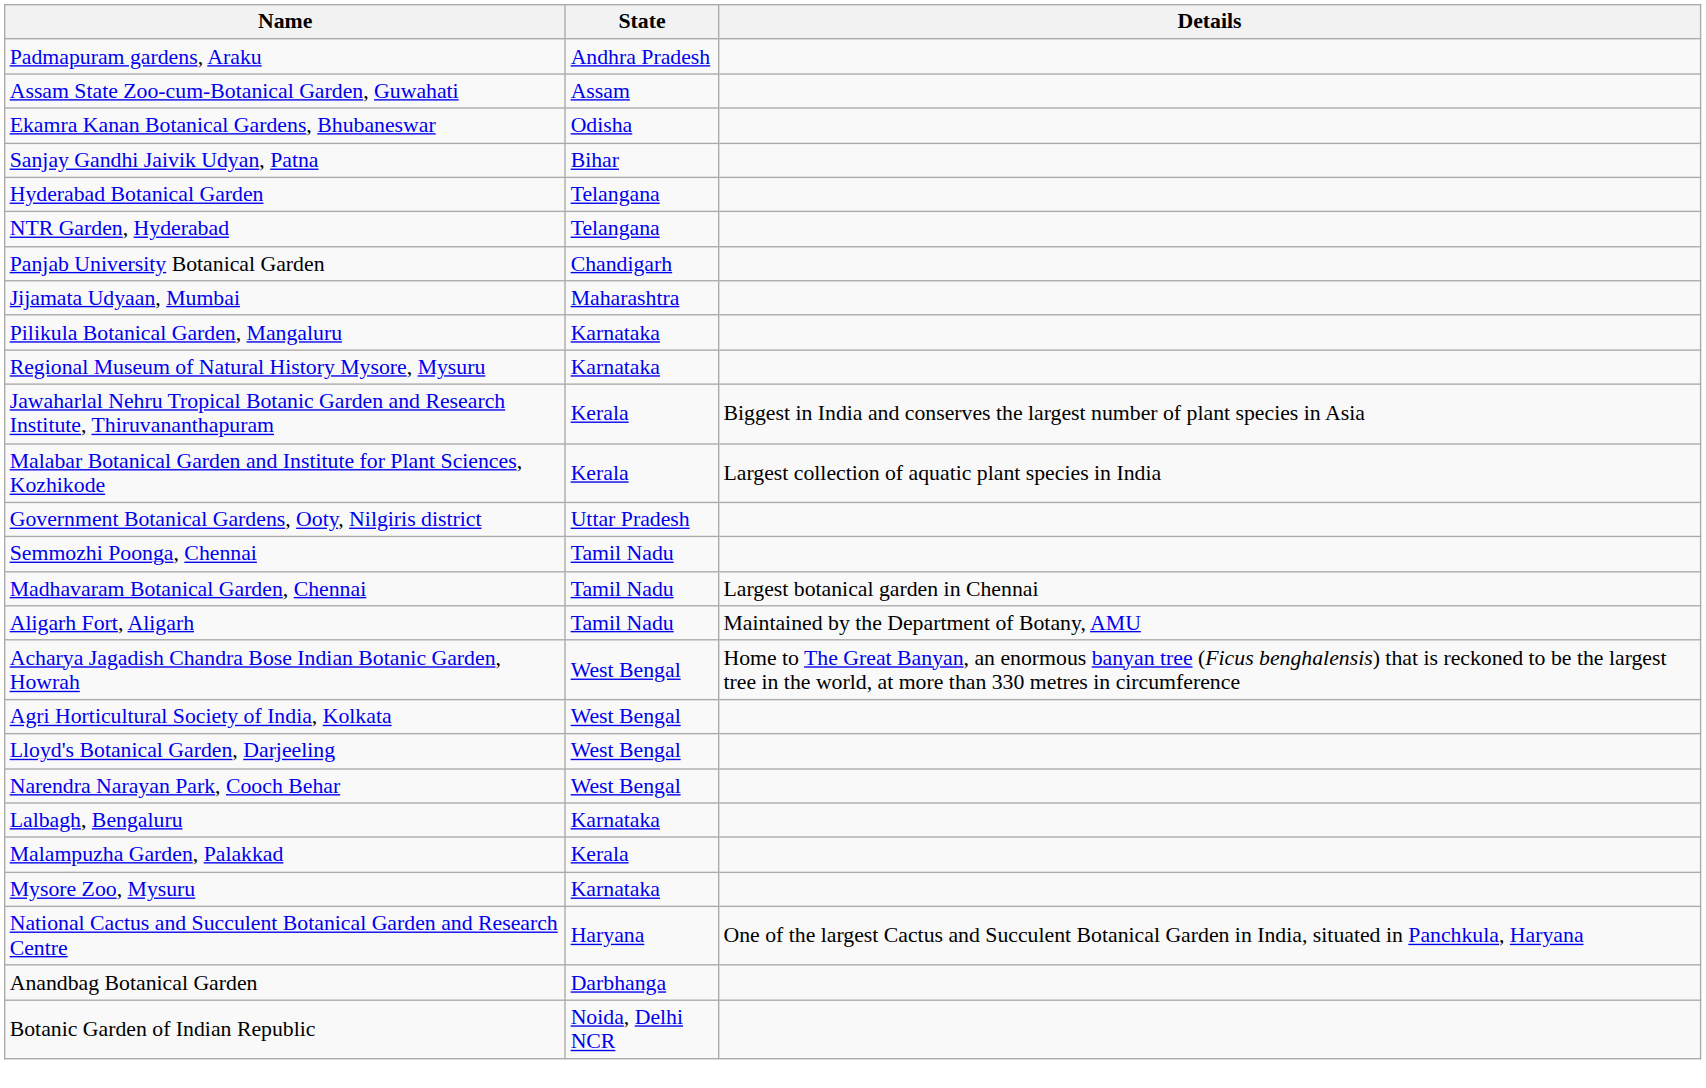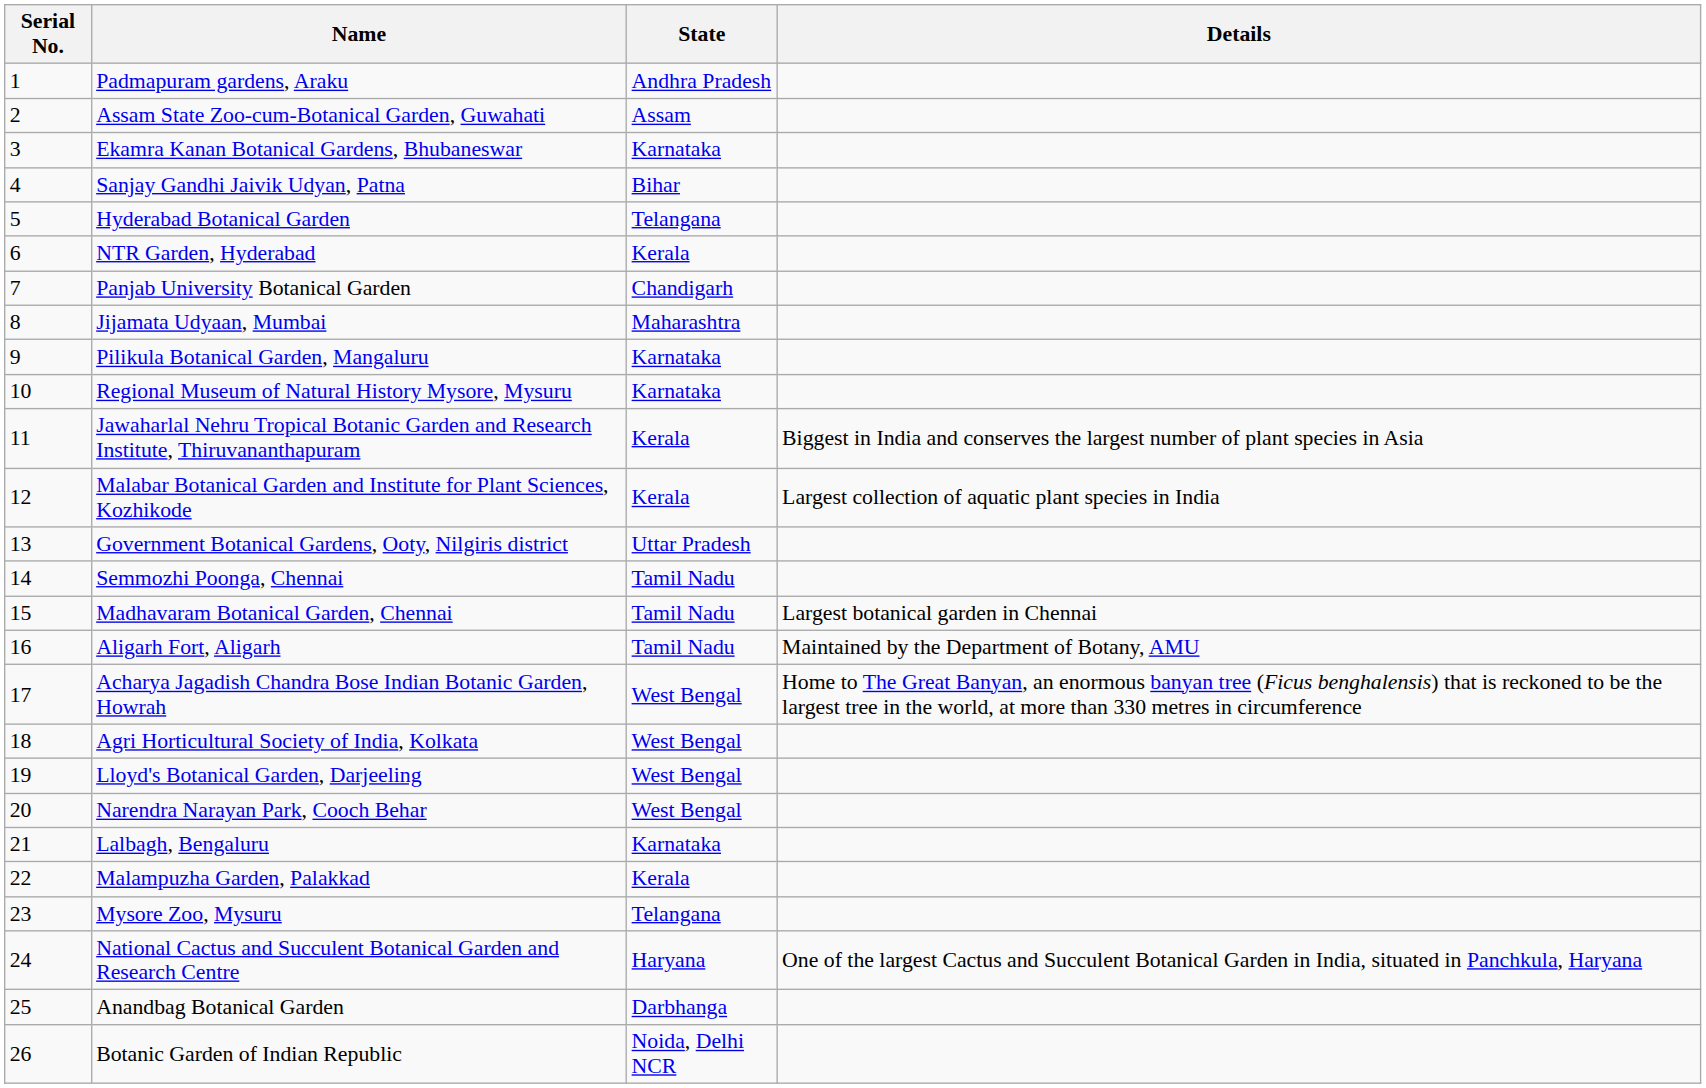+ column: (48, 33)
(601, 125) Odisha -> (676, 149) Karnataka
(615, 228) Telangana -> (661, 253) Kerala
(615, 888) Karnataka -> (676, 913) Telangana
